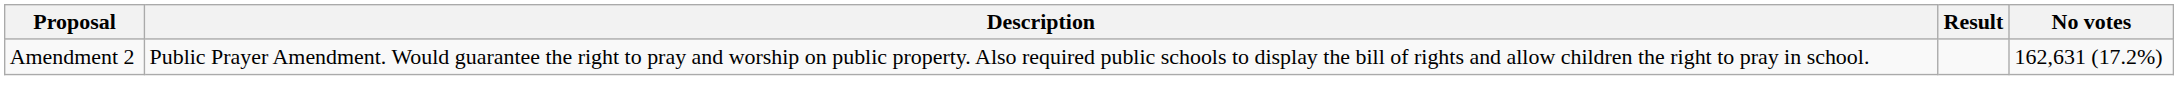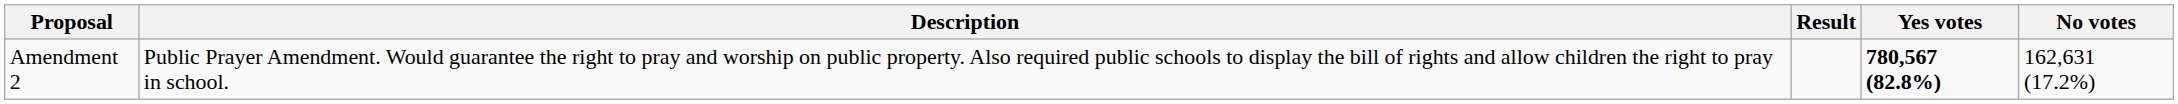+ column: (1940, 21)
